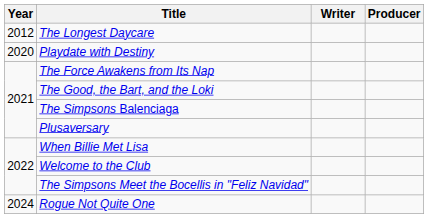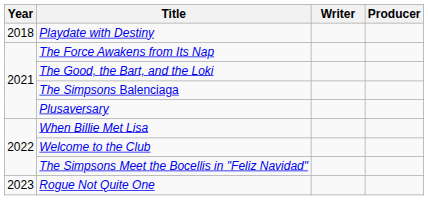- row: (97, 33)
(20, 52) 2020 -> (20, 33) 2018
(20, 204) 2024 -> (20, 185) 2023
